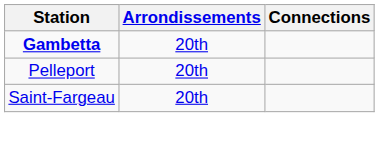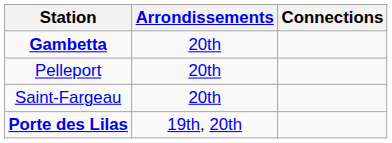+ row: (68, 124)
